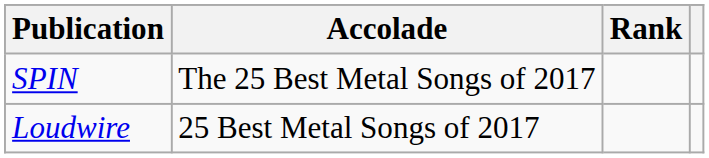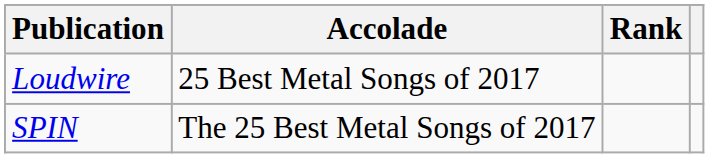rows swapped: (71, 127) <-> (45, 78)
